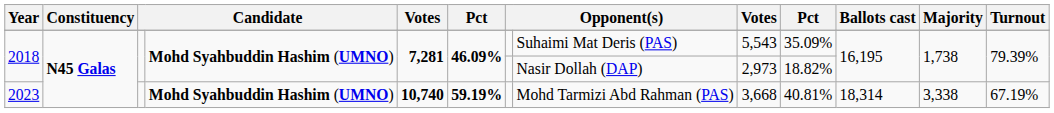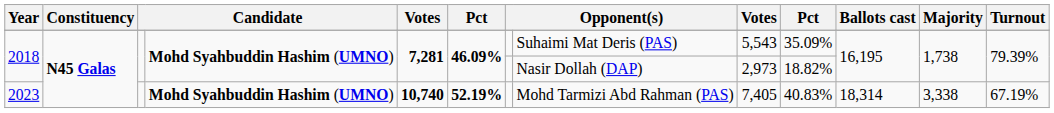(477, 94) 59.19% -> (477, 94) 52.19%
(759, 94) 3,668 -> (759, 94) 7,405
(808, 94) 40.81% -> (808, 94) 40.83%
